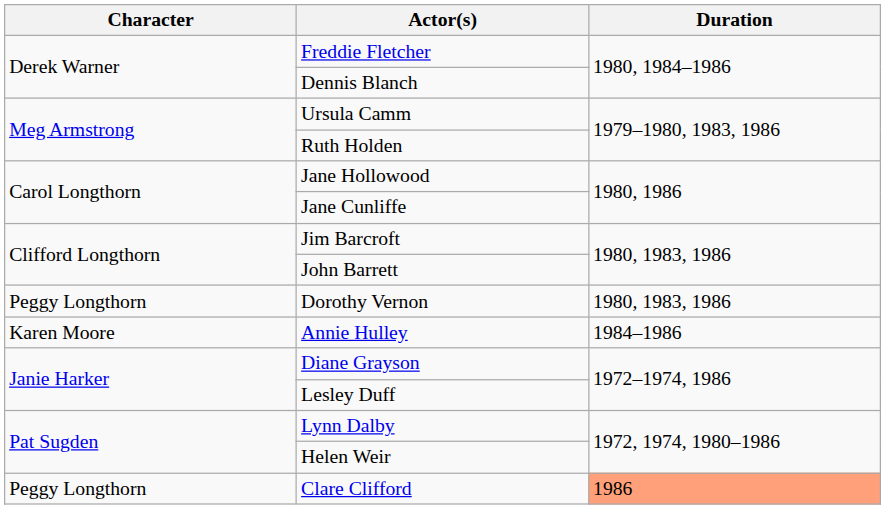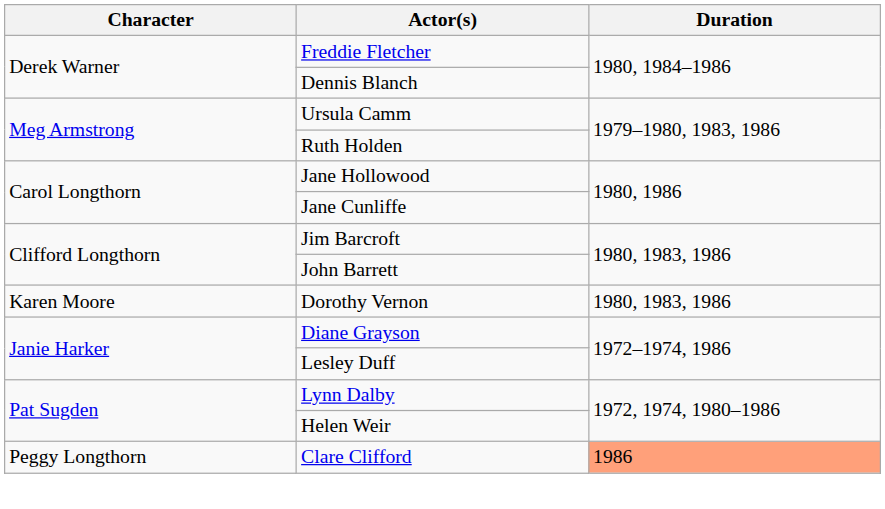(78, 301) Peggy Longthorn -> (62, 301) Karen Moore
- row: (354, 332)
